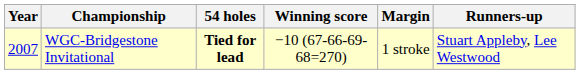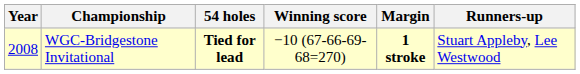(23, 48) 2007 -> (23, 48) 2008
(406, 48) normal -> (405, 48) bold
